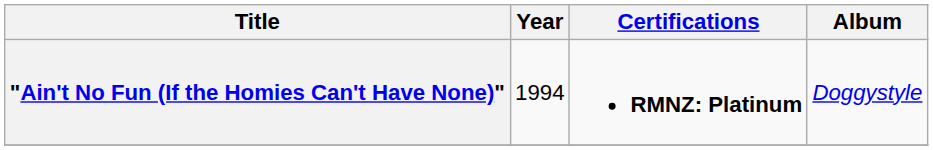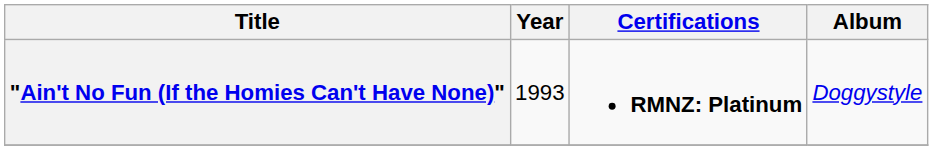(540, 92) 1994 -> (540, 92) 1993
